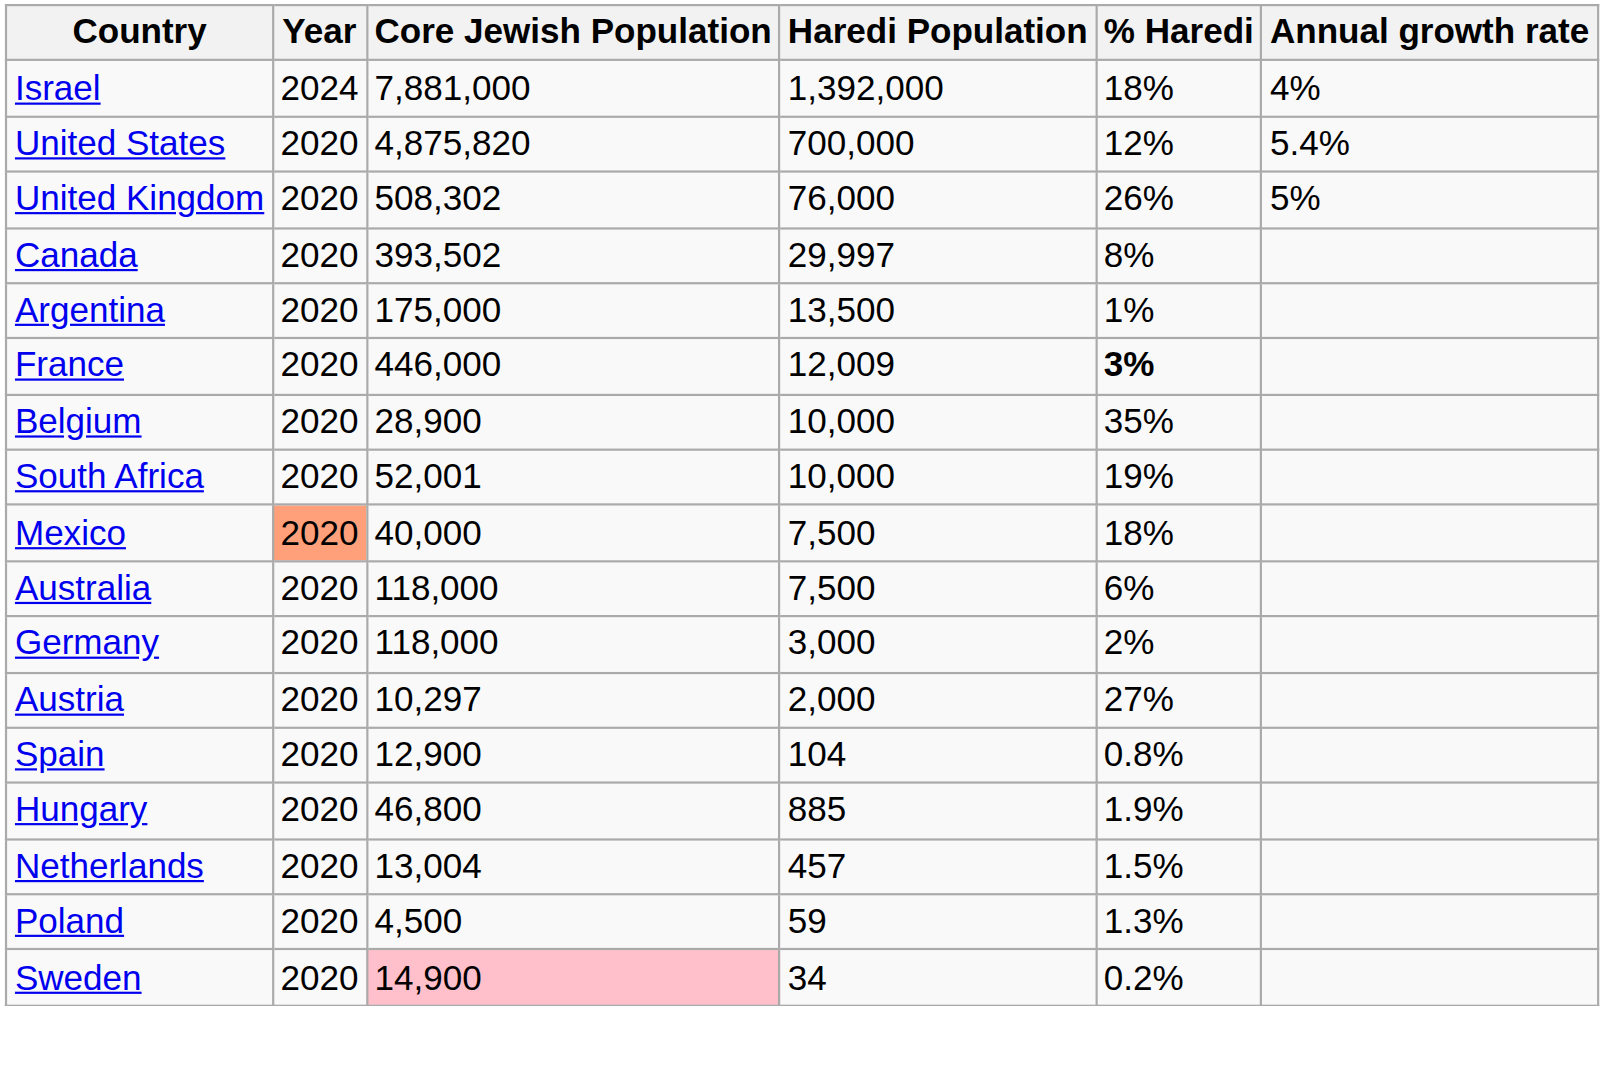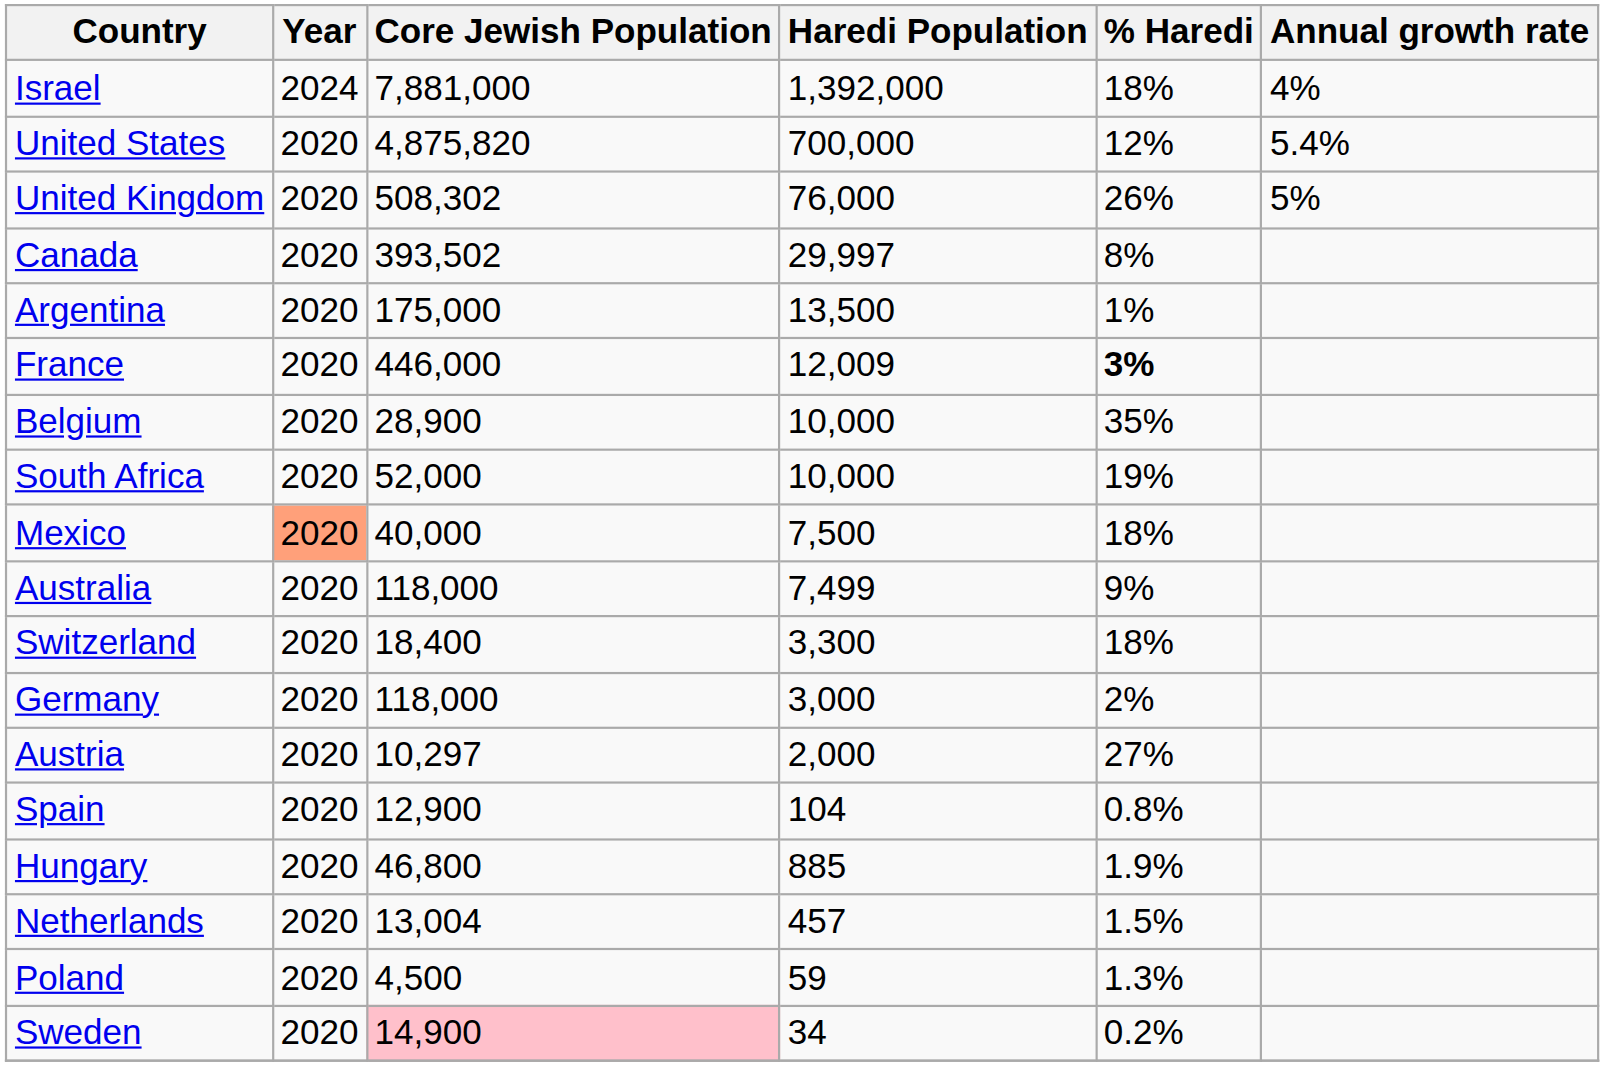(428, 476) 52,001 -> (428, 476) 52,000
(832, 587) 7,500 -> (832, 587) 7,499
(1129, 587) 6% -> (1129, 587) 9%
+ row: (106, 643)
